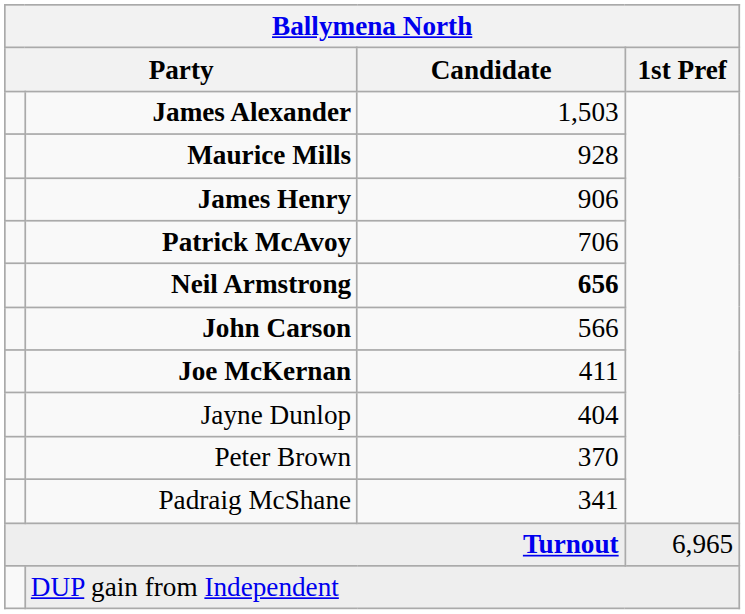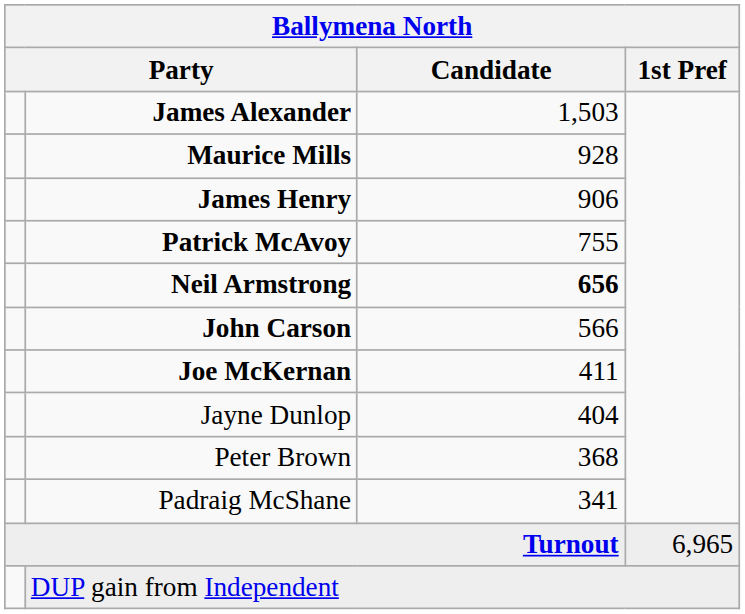(598, 241) 706 -> (598, 241) 755
(598, 457) 370 -> (598, 457) 368
